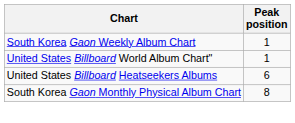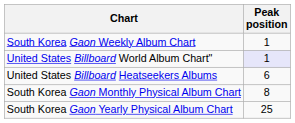(267, 59) no background -> (267, 59) lavender background
+ row: (120, 110)
